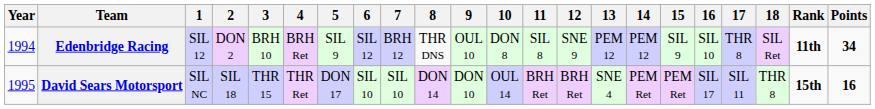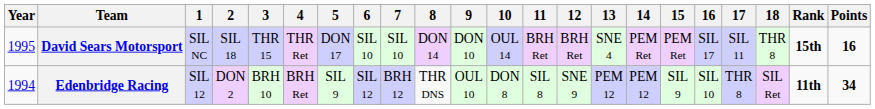rows swapped: (112, 46) <-> (112, 85)
